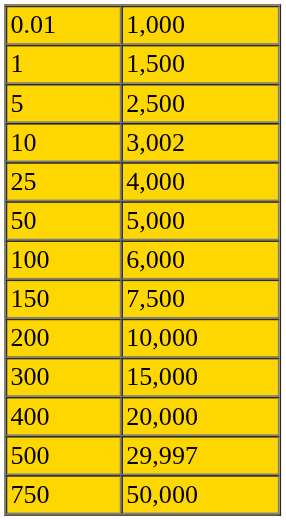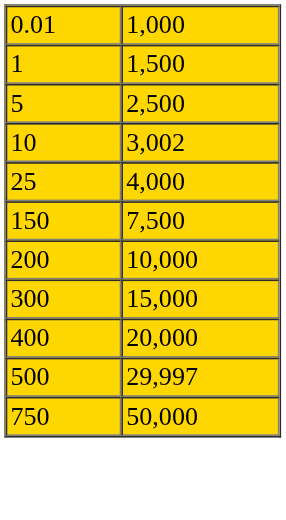- row: (24, 220)
- row: (30, 259)
